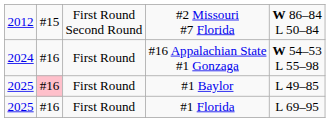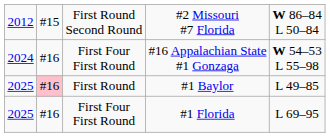(104, 57) First Round -> (104, 57) First Four First Round
(104, 106) First Round -> (104, 114) First Four First Round
